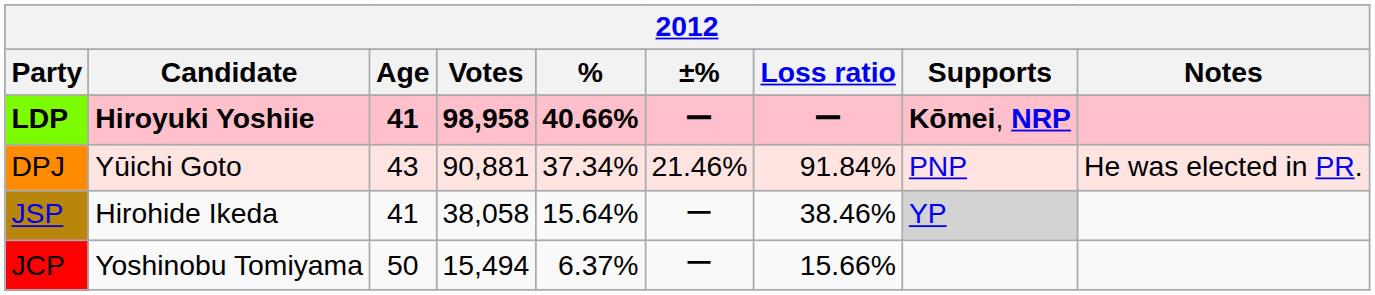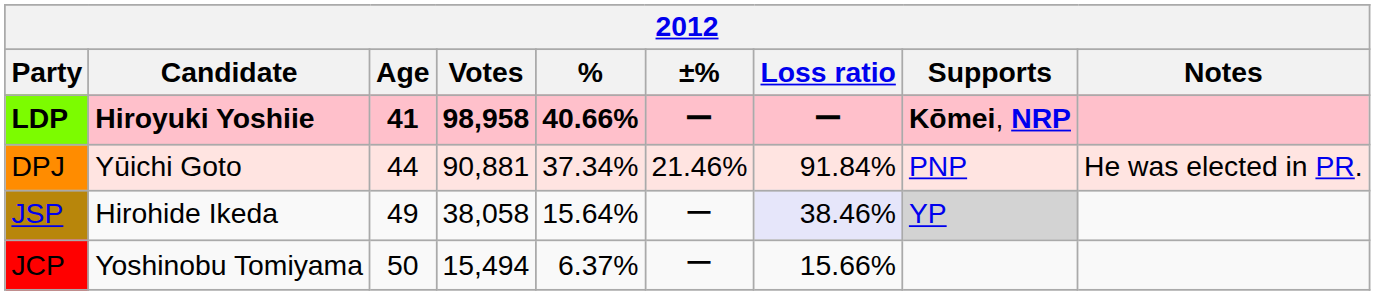(403, 167) 43 -> (403, 167) 44
(403, 214) 41 -> (403, 214) 49
(848, 214) no background -> (848, 214) lavender background
